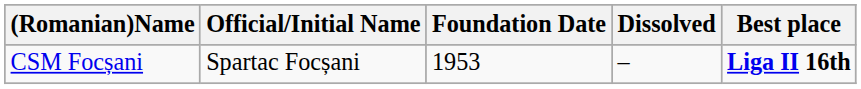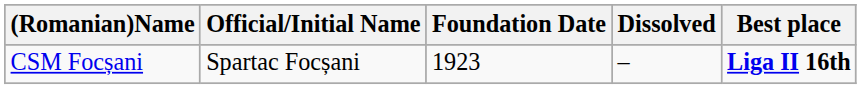(456, 63) 1953 -> (456, 63) 1923
